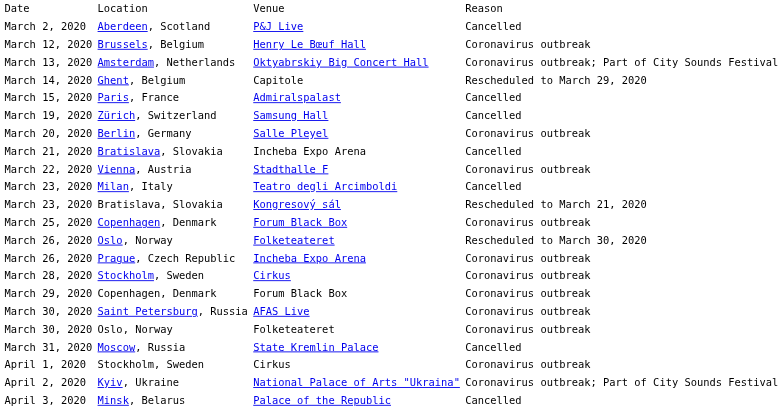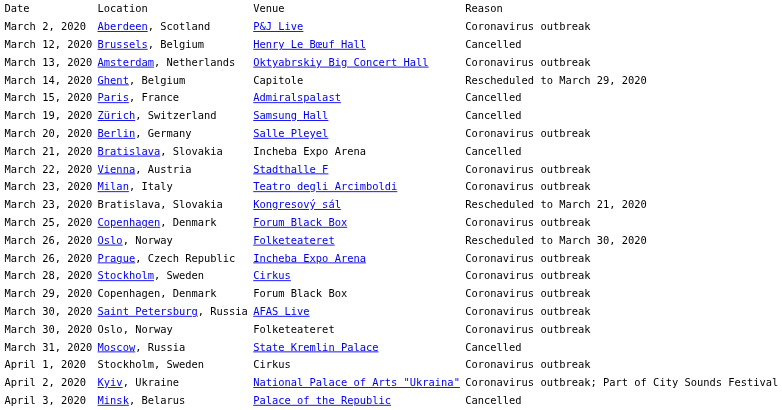(493, 27) Cancelled -> (528, 27) Coronavirus outbreak
(528, 44) Coronavirus outbreak -> (493, 44) Cancelled
(622, 62) Coronavirus outbreak; Part of City Sounds Festival -> (528, 62) Coronavirus outbreak
(493, 187) Cancelled -> (528, 187) Coronavirus outbreak
